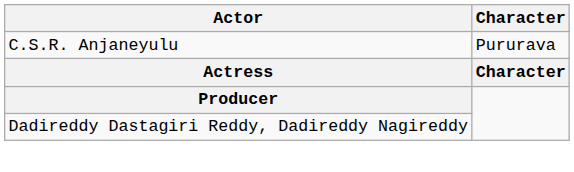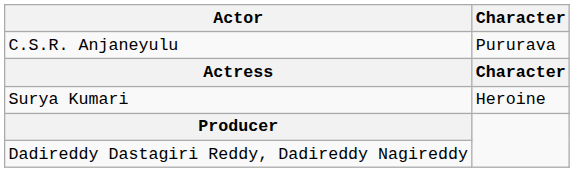+ row: (69, 100)
